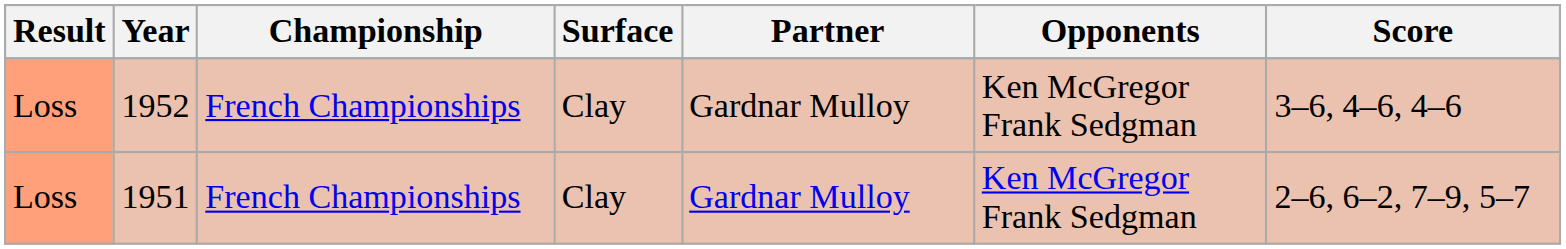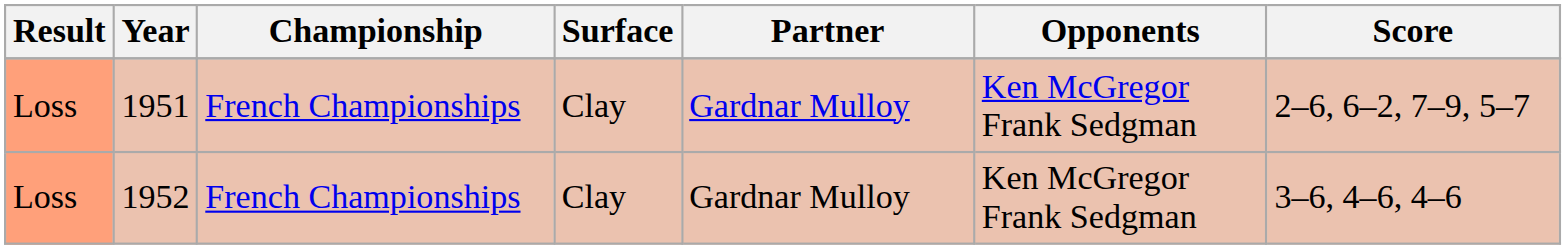rows swapped: (155, 197) <-> (155, 104)
